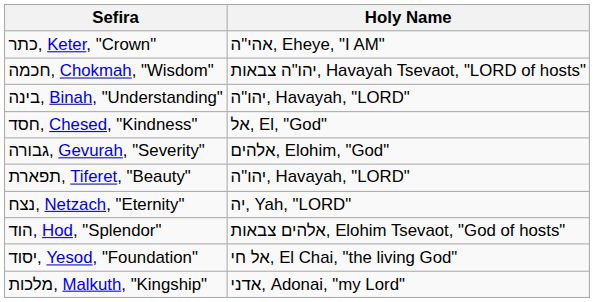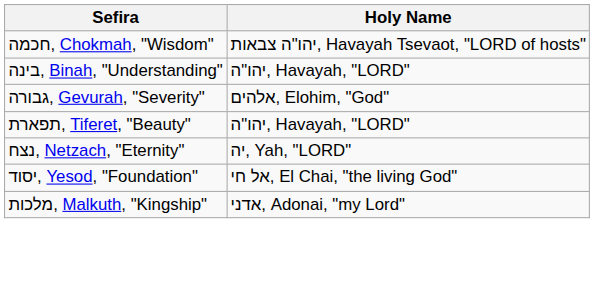- row: (82, 44)
- row: (103, 124)
- row: (85, 230)
